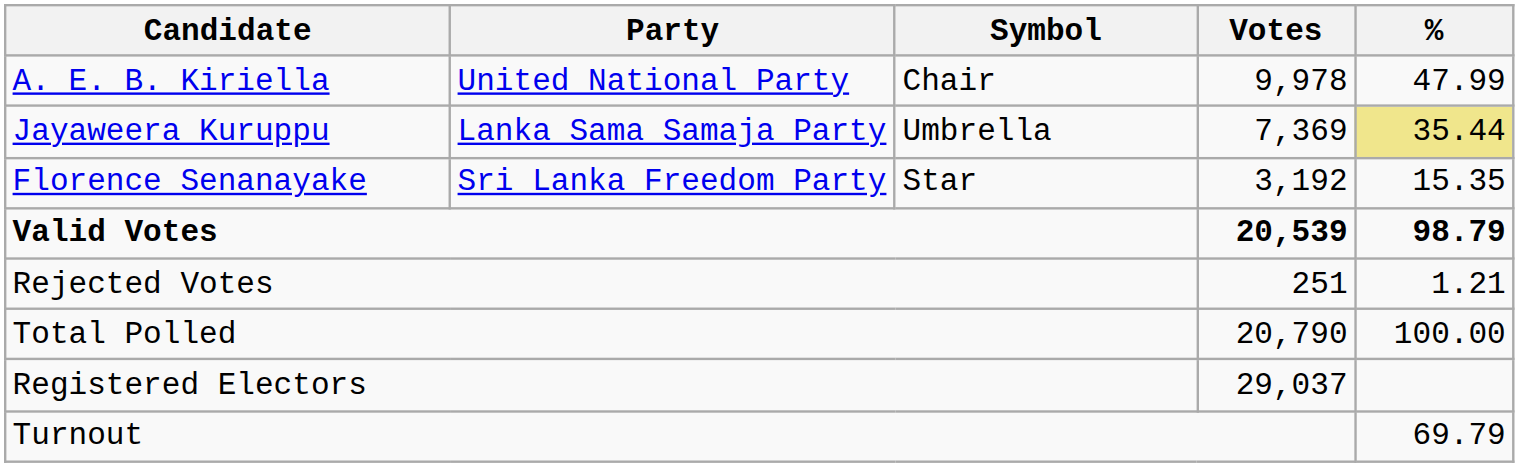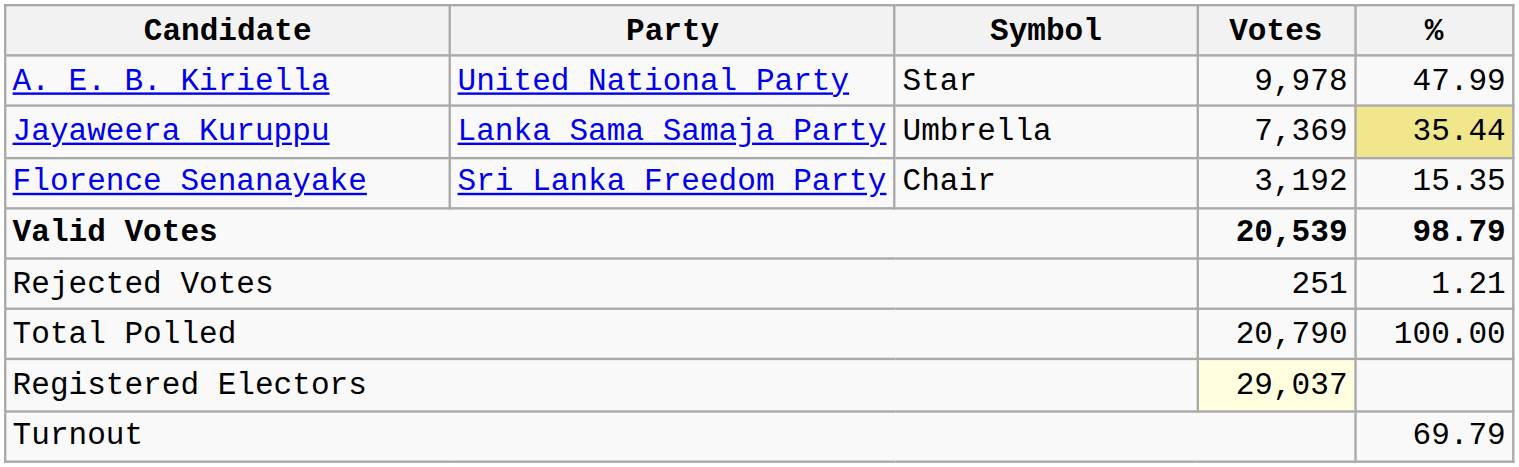(949, 81) Chair -> (940, 81) Star
(940, 182) Star -> (949, 182) Chair
(1292, 385) no background -> (1292, 385) lightyellow background
